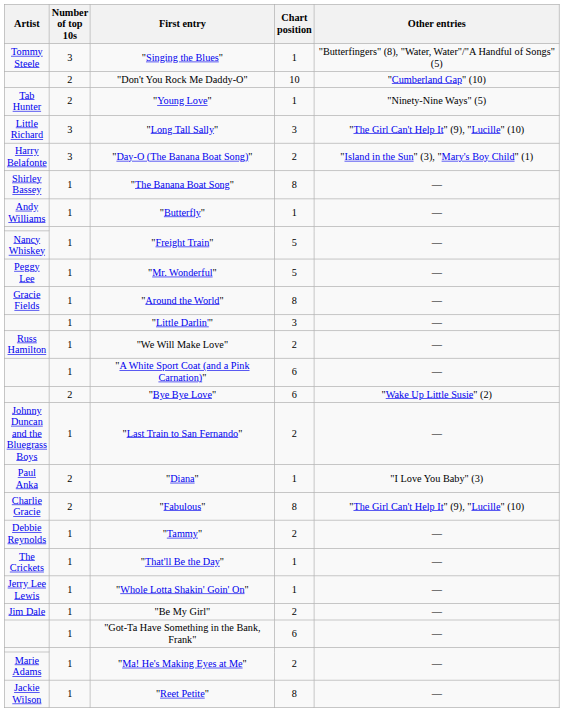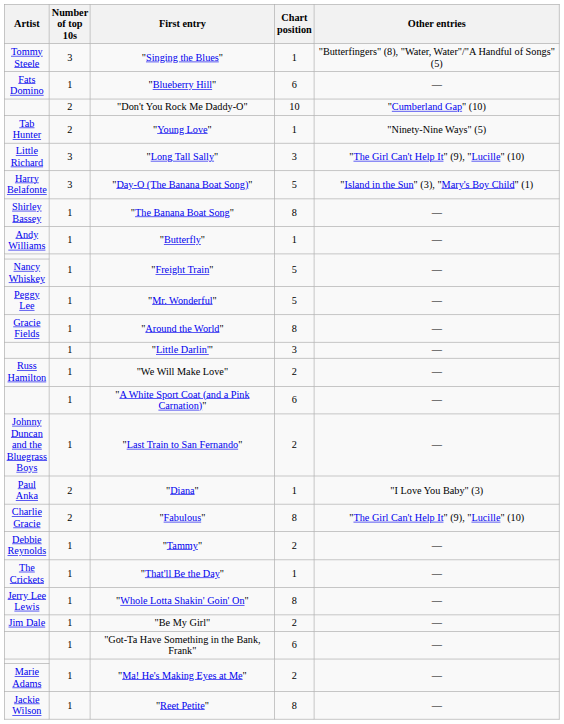+ row: (27, 85)
(294, 157) 2 -> (294, 184) 5
- row: (27, 394)
(294, 589) 1 -> (294, 601) 8
